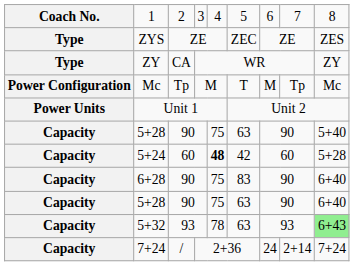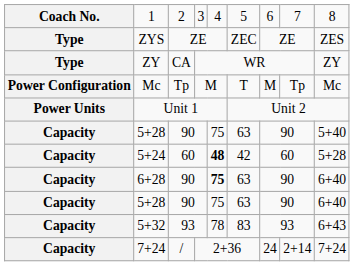(218, 179) normal -> (218, 179) bold
(244, 179) 83 -> (244, 179) 63
(244, 225) 63 -> (244, 225) 83
(332, 225) lightgreen background -> (332, 225) no background
